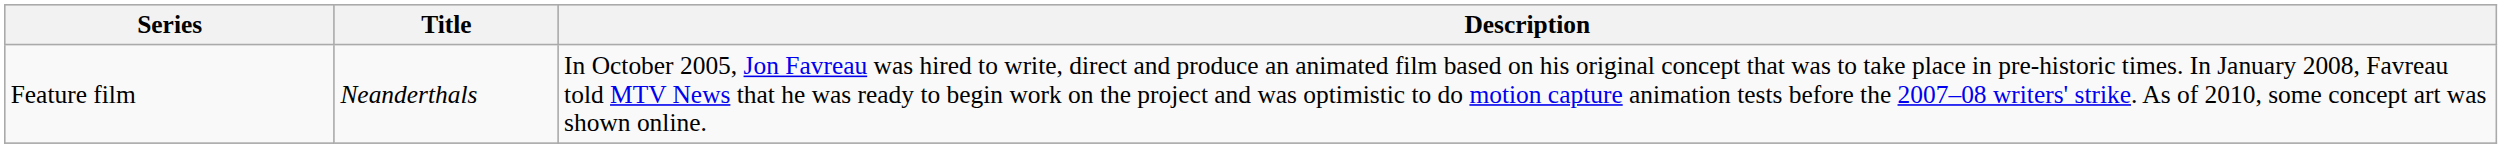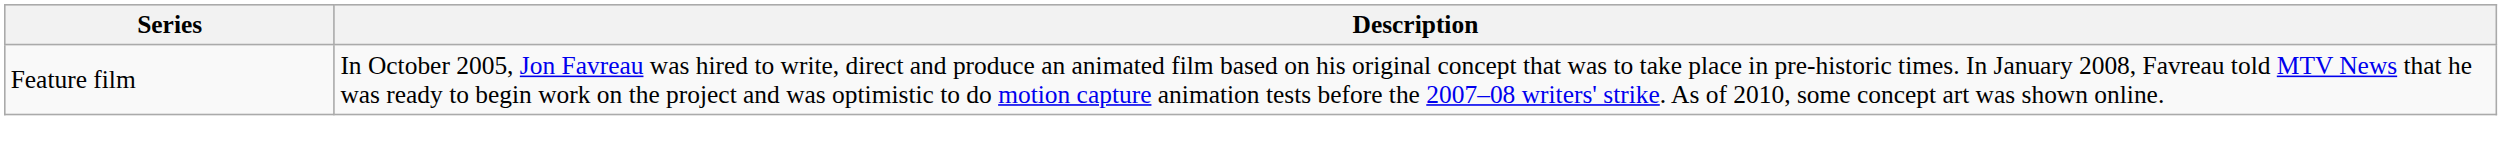- column: (446, 24)
